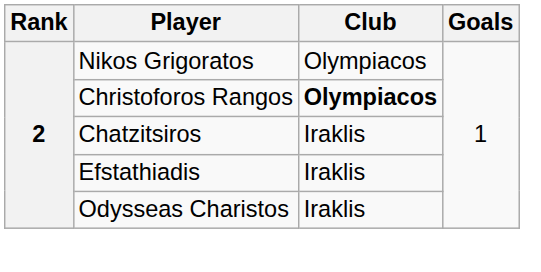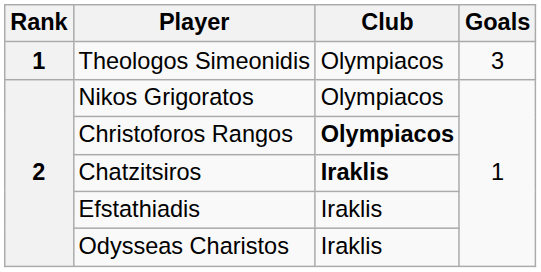+ row: (194, 60)
(334, 135) normal -> (355, 172) bold
